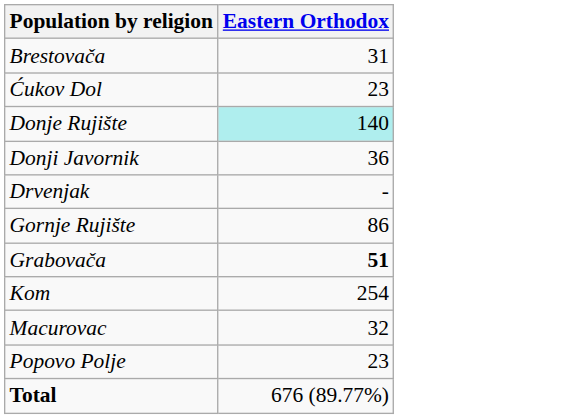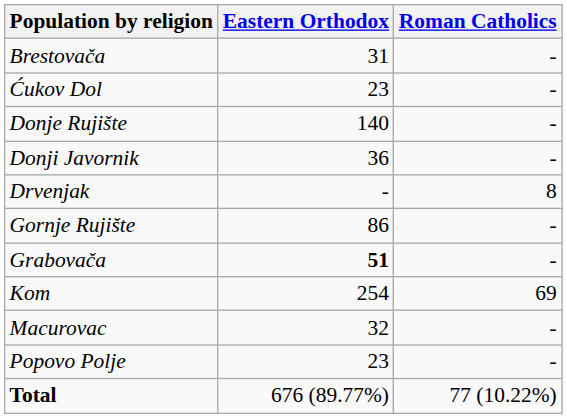+ column: (478, 21)
(373, 123) paleturquoise background -> (373, 123) no background
